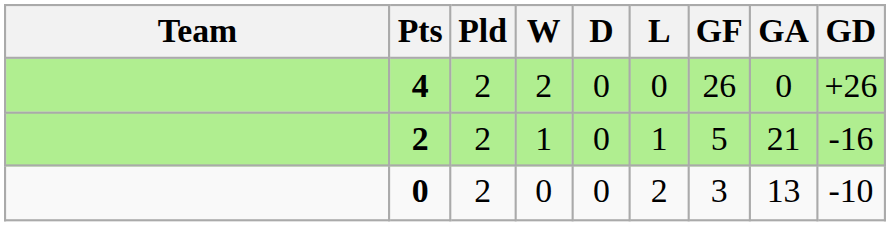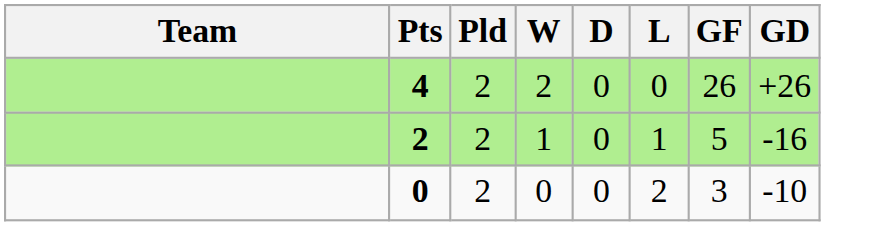- column: (784, 31)
